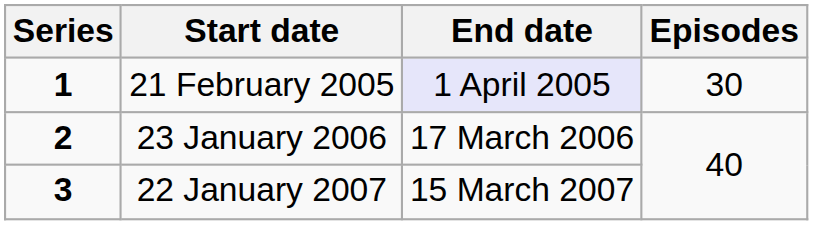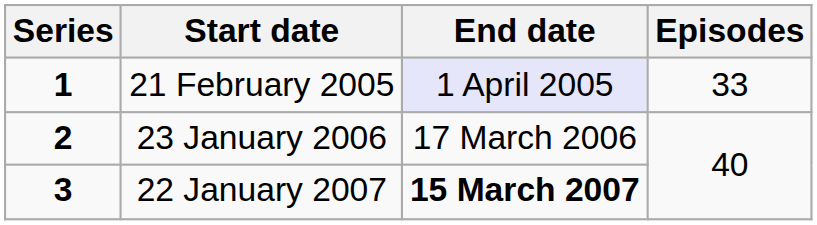(724, 84) 30 -> (730, 84) 33
(522, 191) normal -> (525, 191) bold
